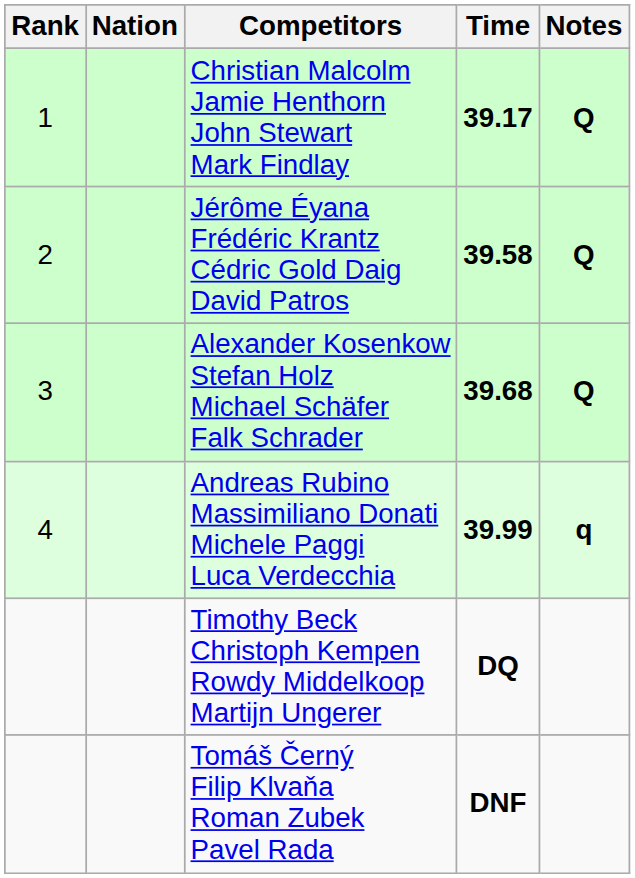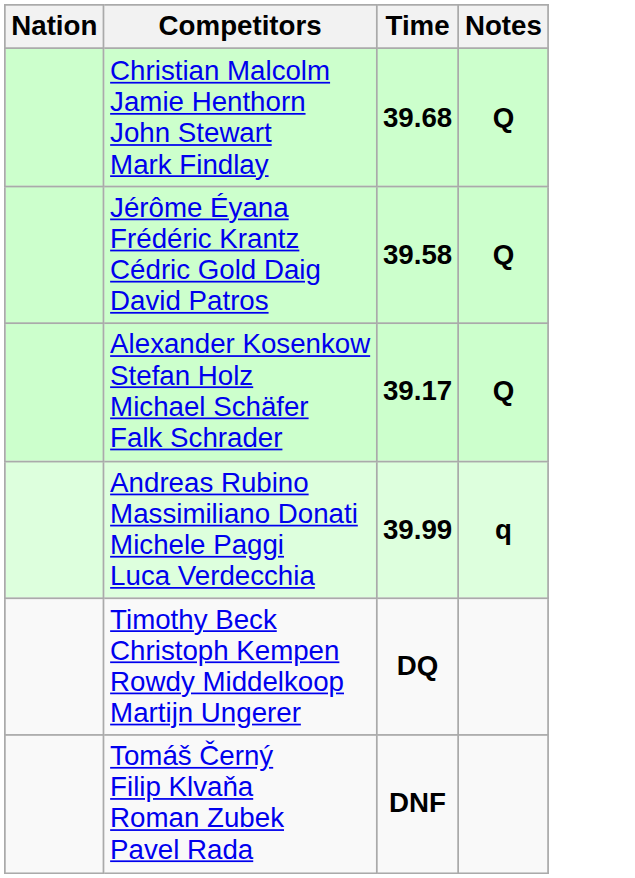- column: (45, 26)
(498, 117) 39.17 -> (418, 117) 39.68
(498, 391) 39.68 -> (418, 391) 39.17
